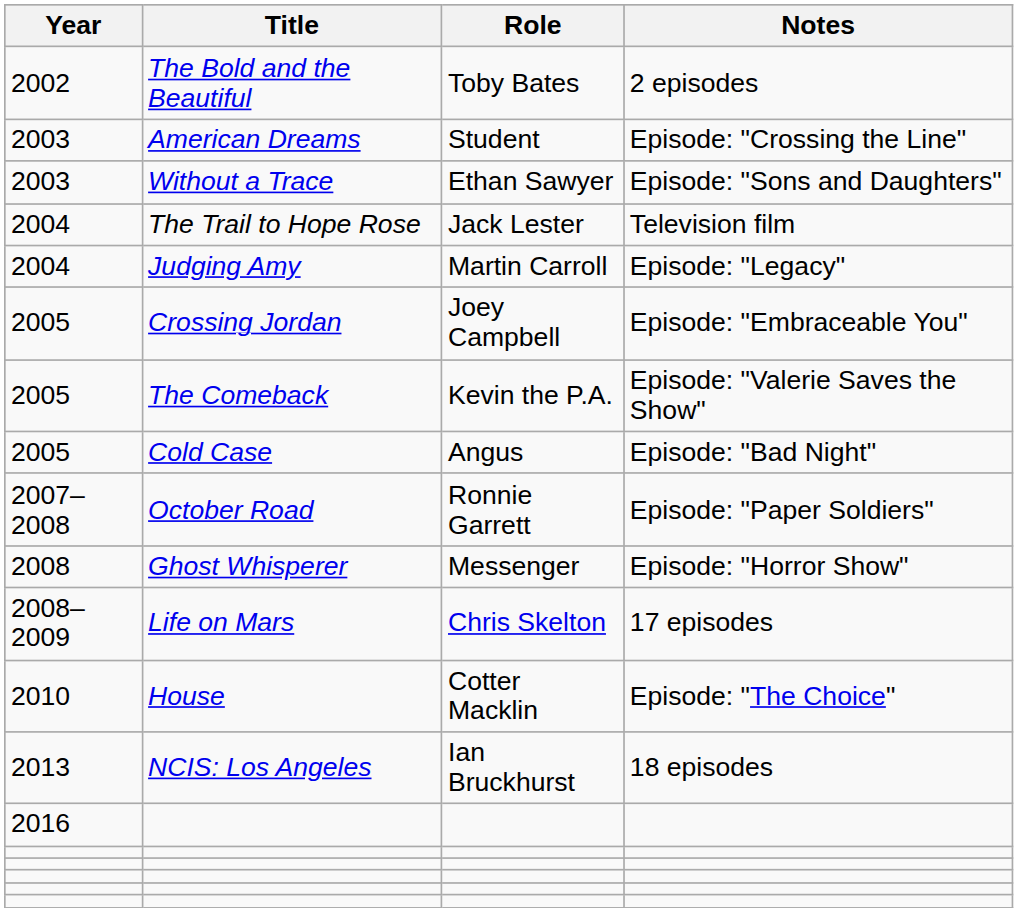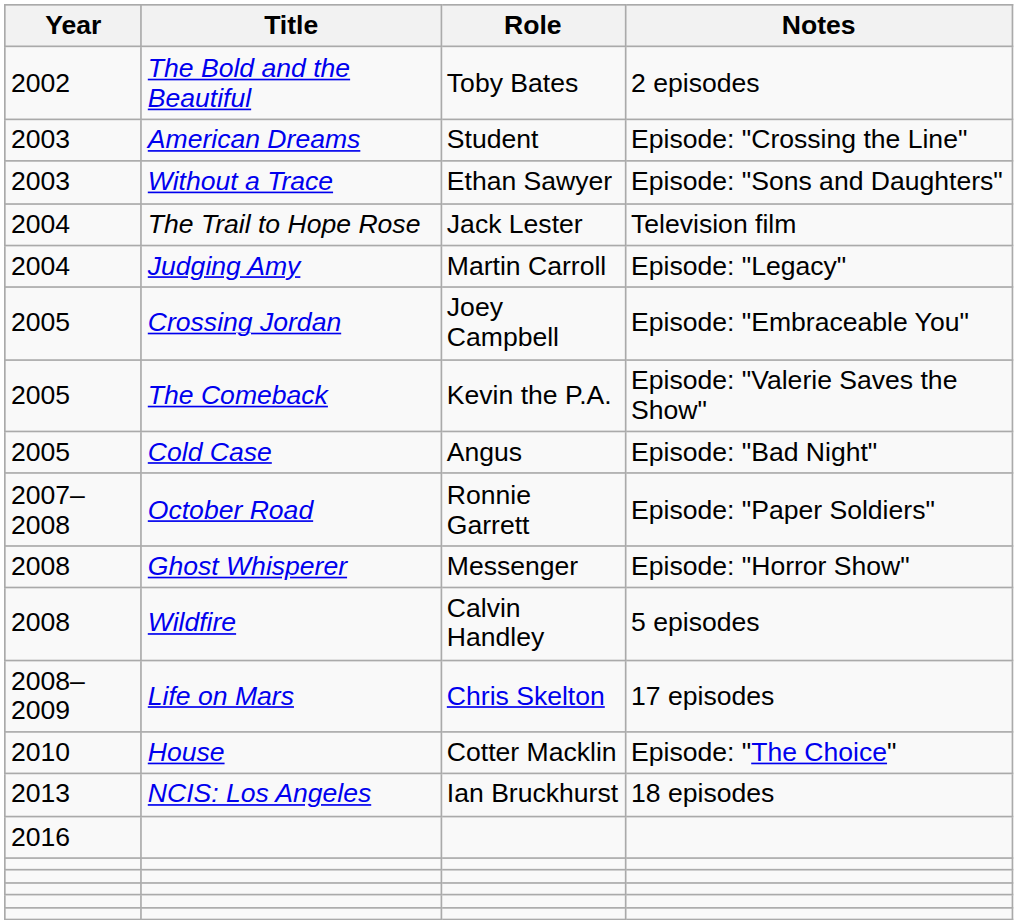+ row: (40, 623)
